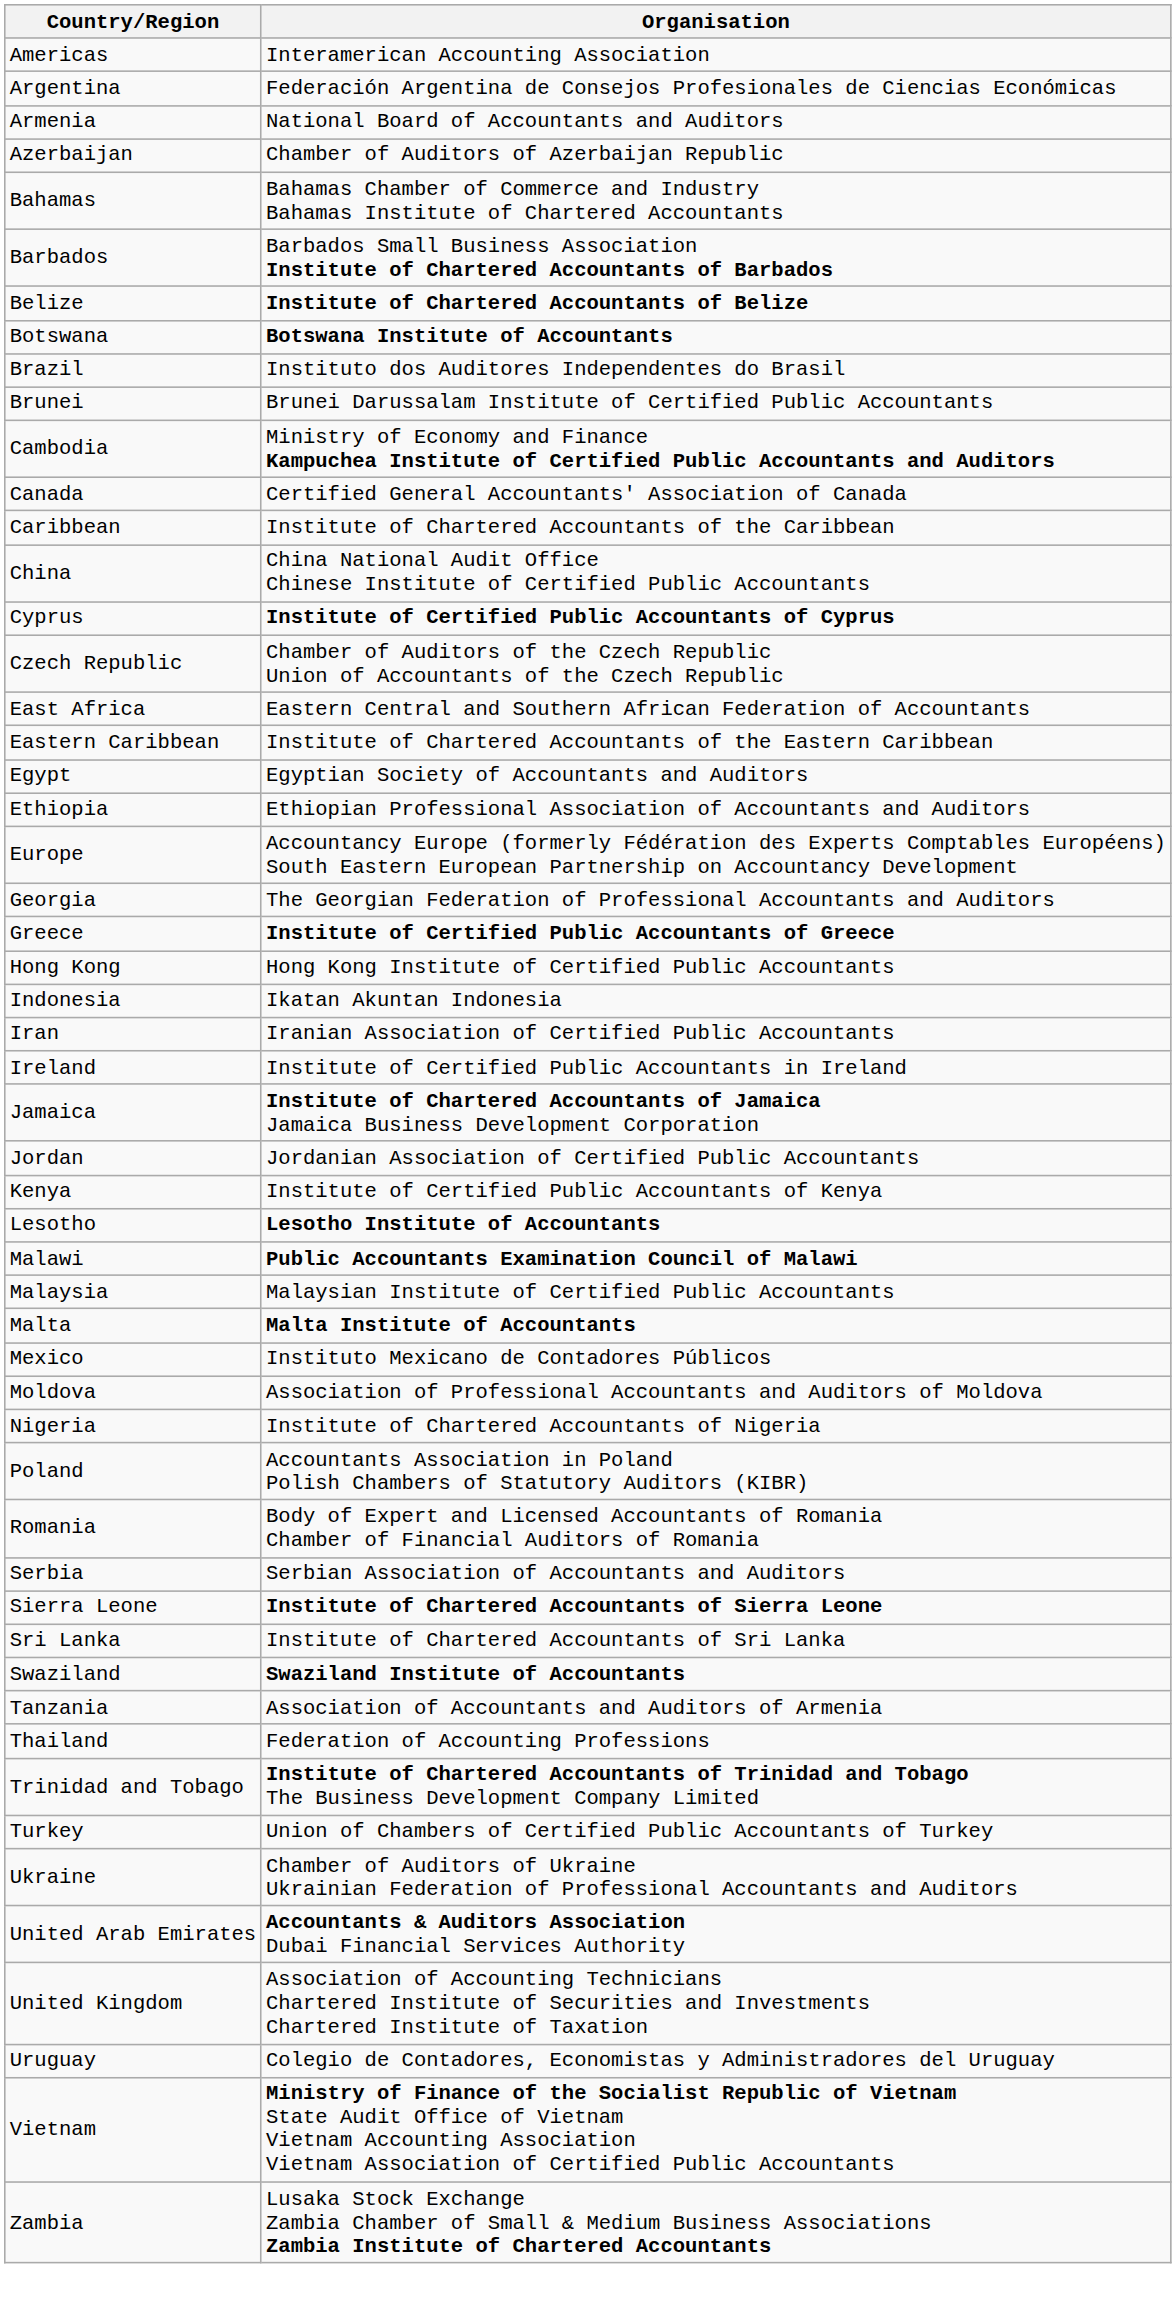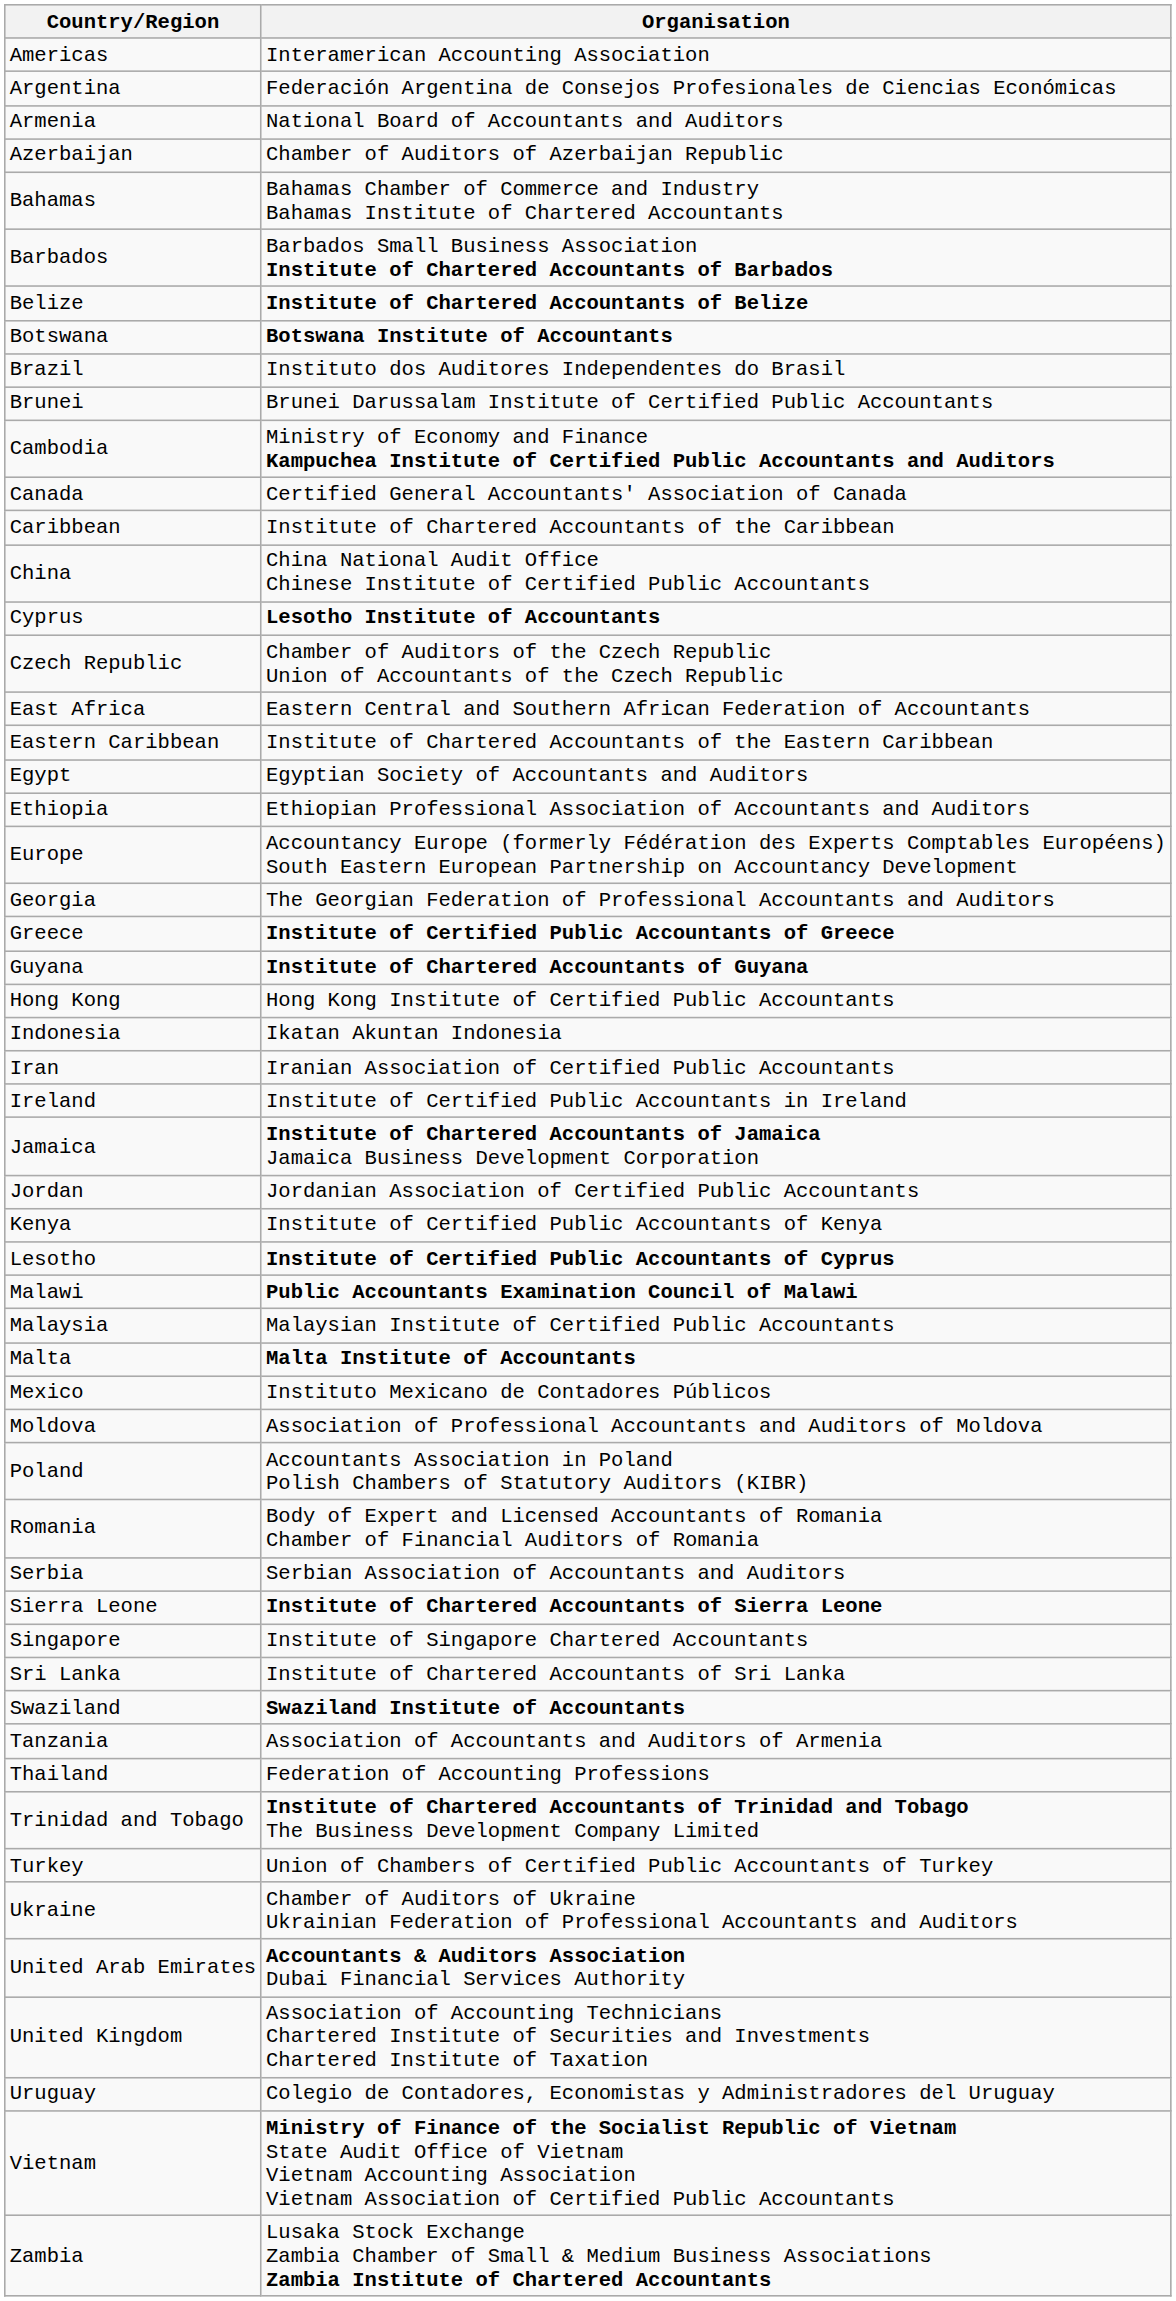(580, 618) Institute of Certified Public Accountants of Cyprus -> (463, 618) Lesotho Institute of Accountants
+ row: (47, 967)
(463, 1225) Lesotho Institute of Accountants -> (580, 1259) Institute of Certified Public Accountants of Cyprus
- row: (53, 1426)
+ row: (65, 1641)
